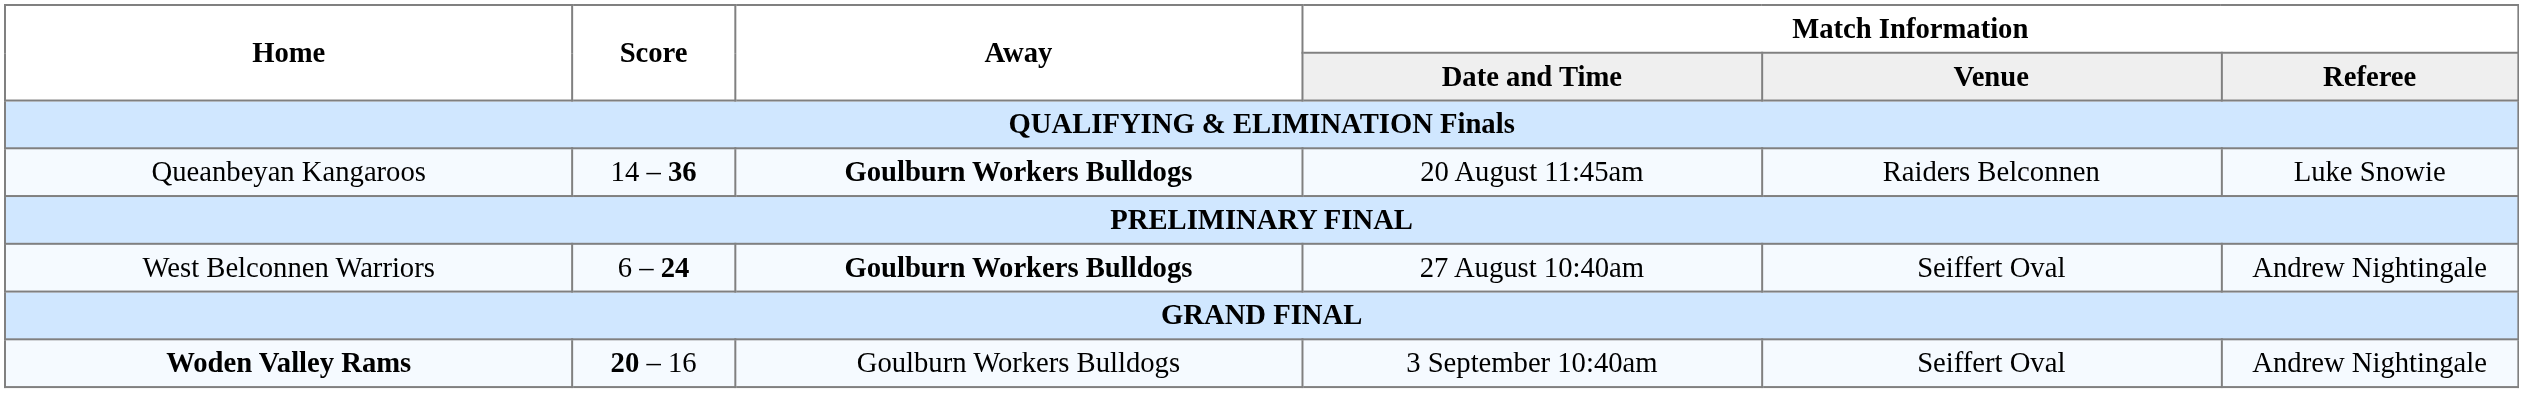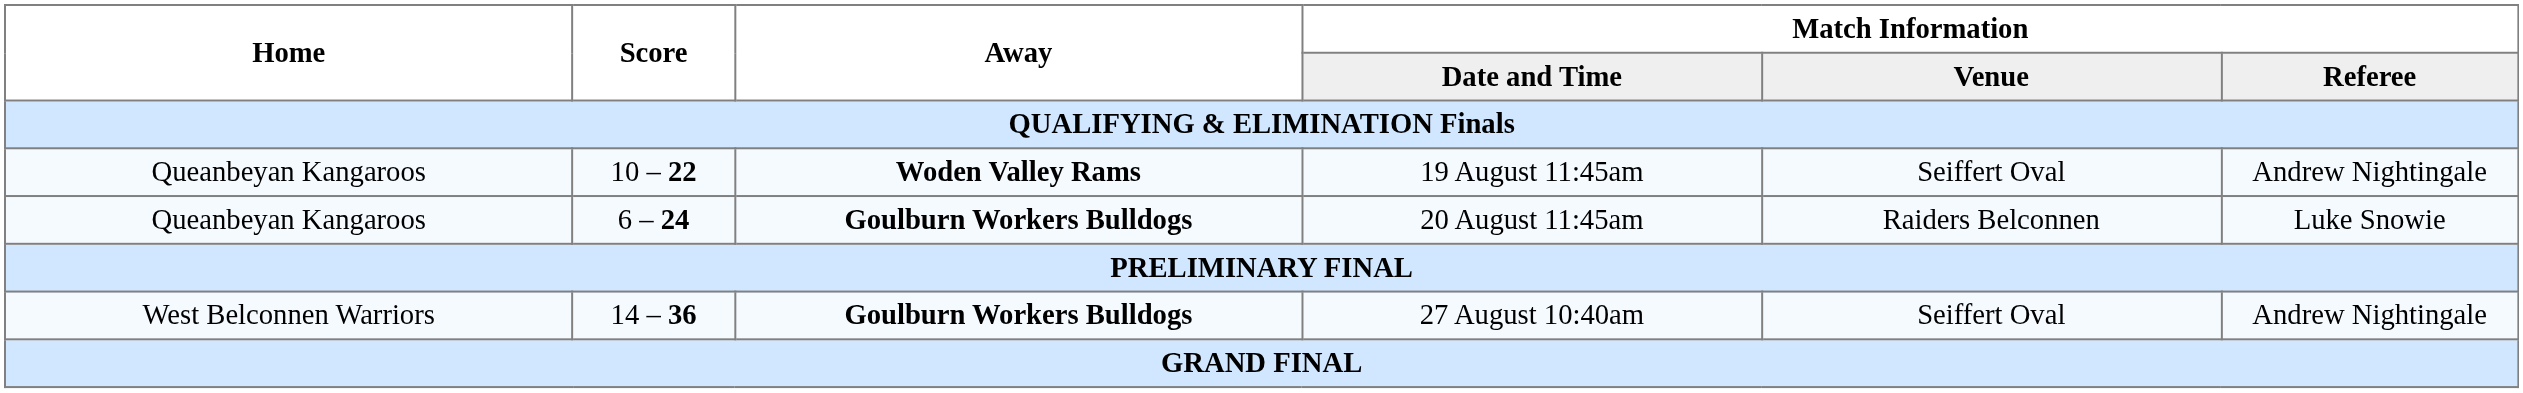+ row: (1532, 171)
(654, 171) 14 – 36 -> (654, 219) 6 – 24
(654, 267) 6 – 24 -> (654, 314) 14 – 36
- row: (1532, 362)
